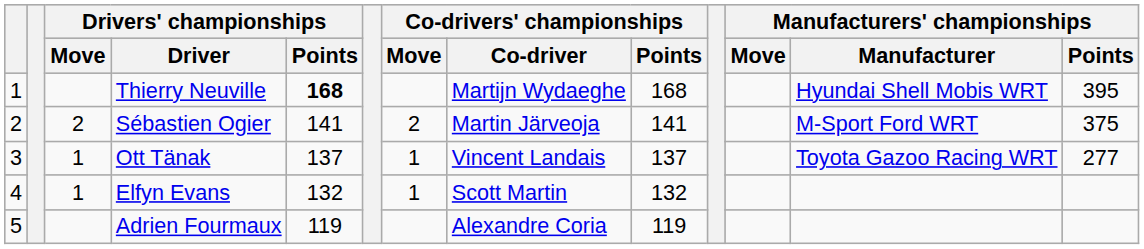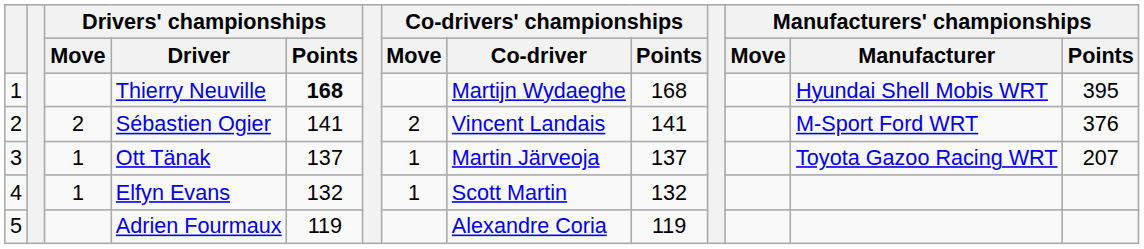(526, 124) Martin Järveoja -> (529, 124) Vincent Landais
(1101, 124) 375 -> (1101, 124) 376
(529, 158) Vincent Landais -> (526, 158) Martin Järveoja
(1101, 158) 277 -> (1101, 158) 207
